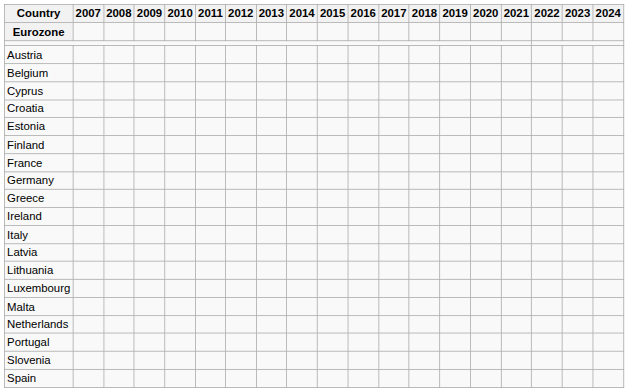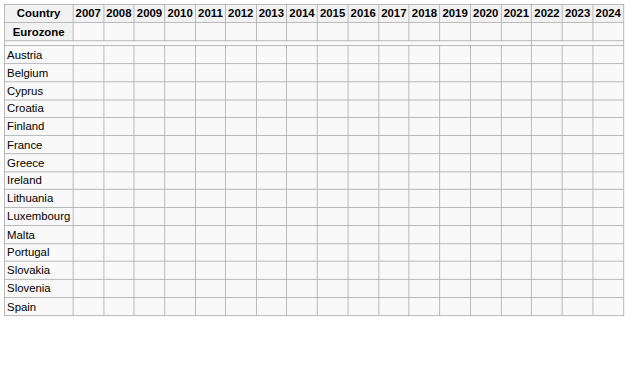- row: (26, 127)
- row: (30, 181)
- row: (17, 235)
- row: (22, 253)
- row: (38, 325)
+ row: (29, 271)
